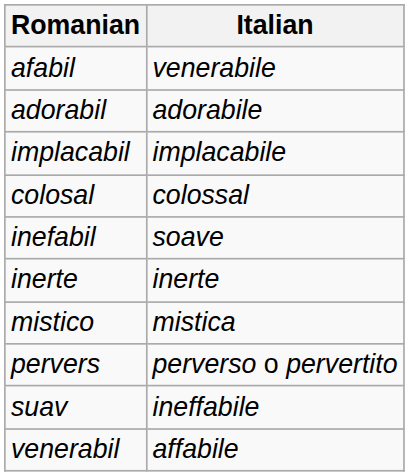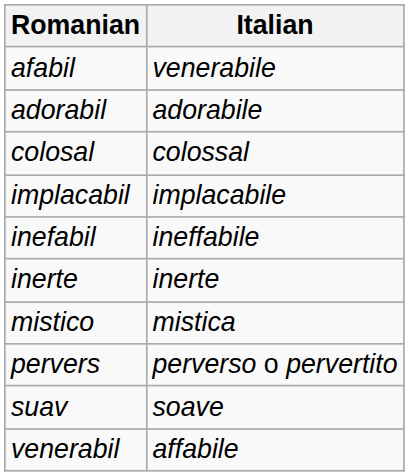rows swapped: (53, 195) <-> (70, 152)
(188, 237) soave -> (206, 237) ineffabile
(206, 407) ineffabile -> (188, 407) soave
